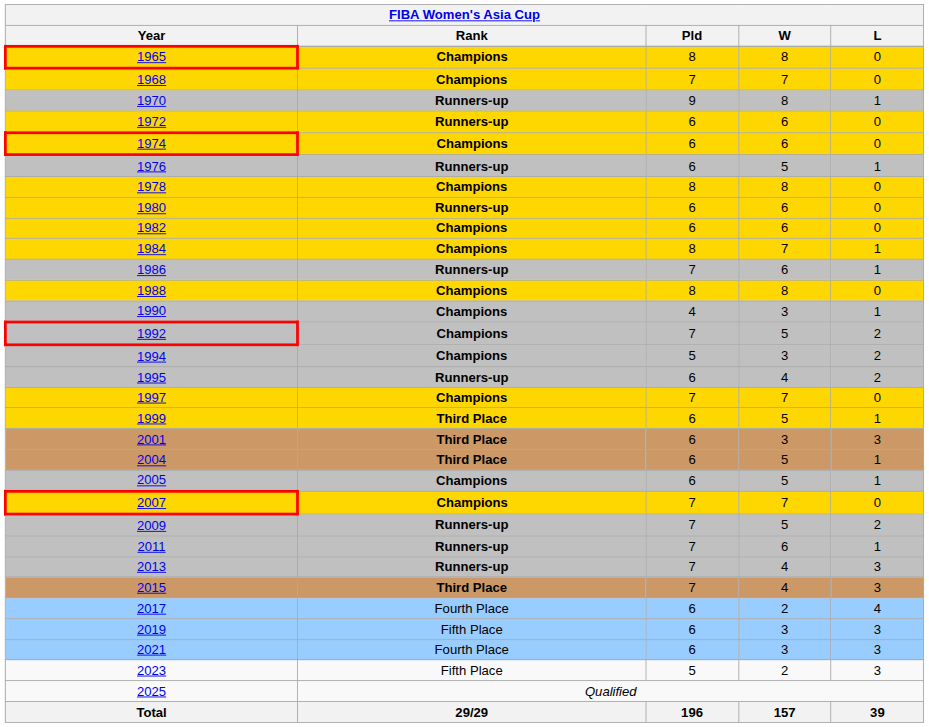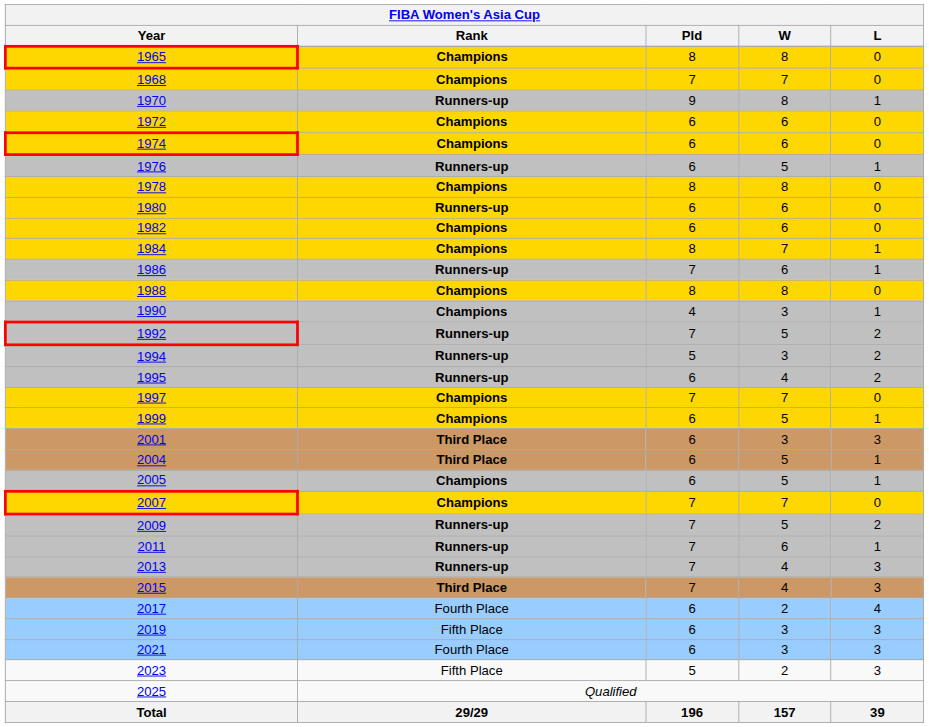(472, 122) Runners-up -> (472, 122) Champions
(472, 334) Champions -> (472, 334) Runners-up
(472, 356) Champions -> (472, 356) Runners-up
(472, 419) Third Place -> (472, 419) Champions
